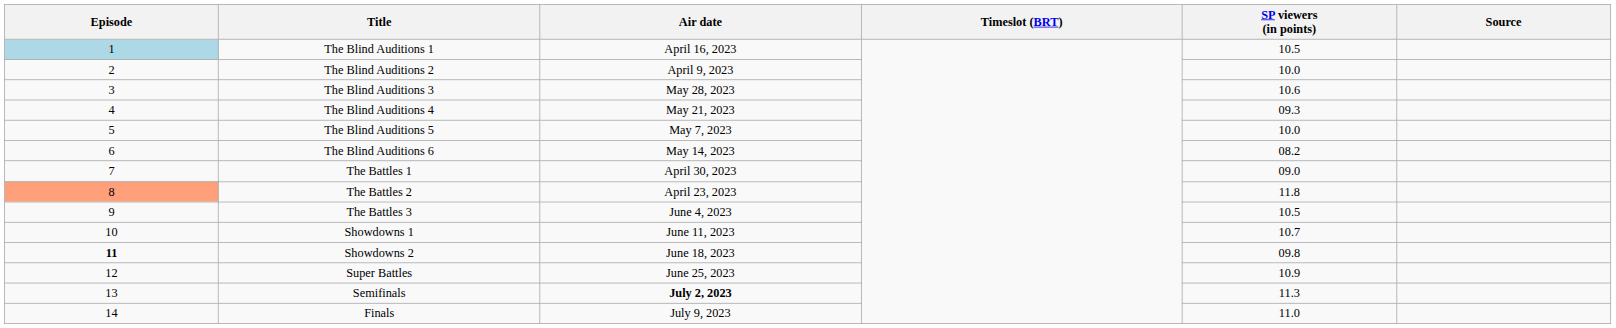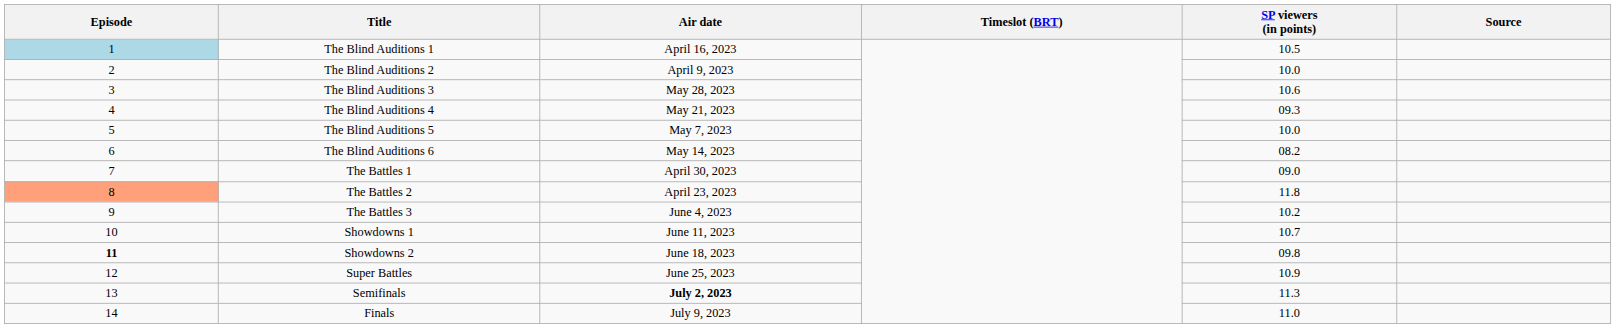(1289, 212) 10.5 -> (1289, 212) 10.2
